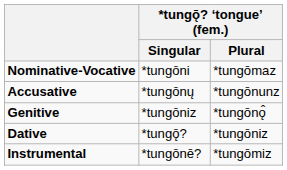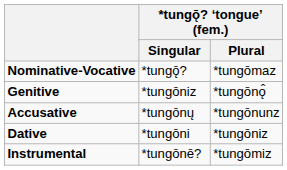(166, 71) *tungōni -> (164, 71) *tungǭ?
rows swapped: (42, 92) <-> (33, 112)
(164, 133) *tungǭ? -> (166, 133) *tungōni
